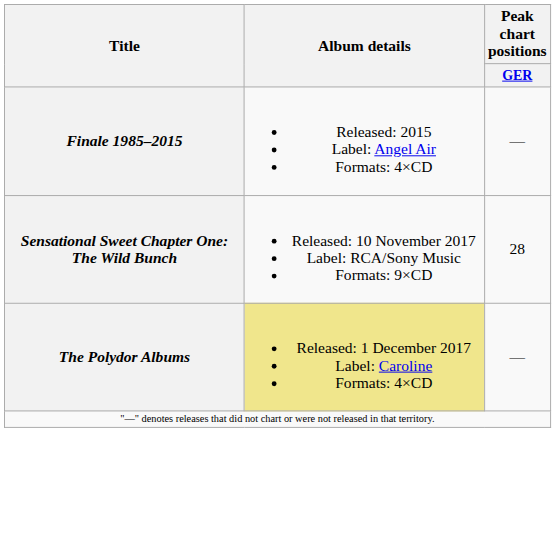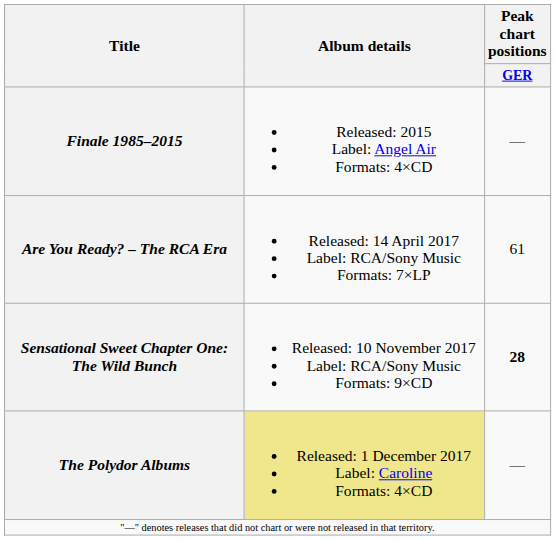+ row: (124, 249)
(517, 249) normal -> (517, 357) bold
